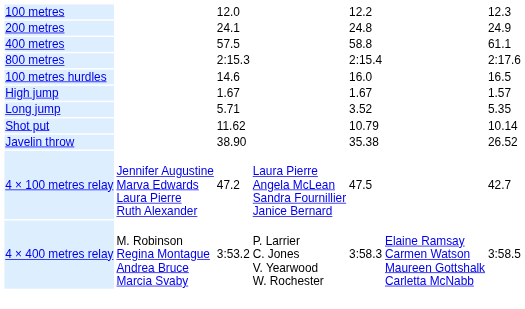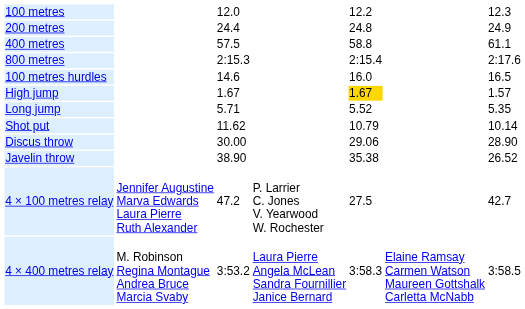(228, 28) 24.1 -> (228, 28) 24.4
(361, 93) no background -> (361, 93) gold background
(361, 109) 3.52 -> (361, 109) 5.52
+ row: (39, 142)
(299, 191) Laura Pierre Angela McLean Sandra Fournillier Janice Bernard -> (288, 208) P. Larrier C. Jones V. Yearwood W. Rochester
(361, 185) 47.5 -> (361, 201) 27.5
(288, 261) P. Larrier C. Jones V. Yearwood W. Rochester -> (299, 277) Laura Pierre Angela McLean Sandra Fournillier Janice Bernard
